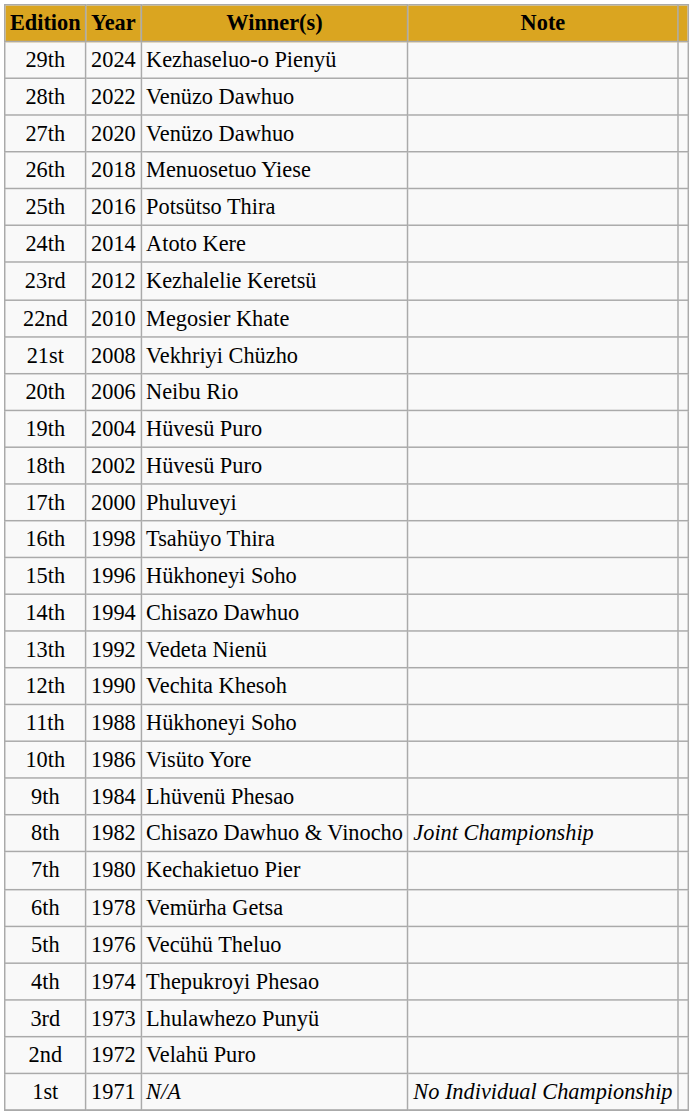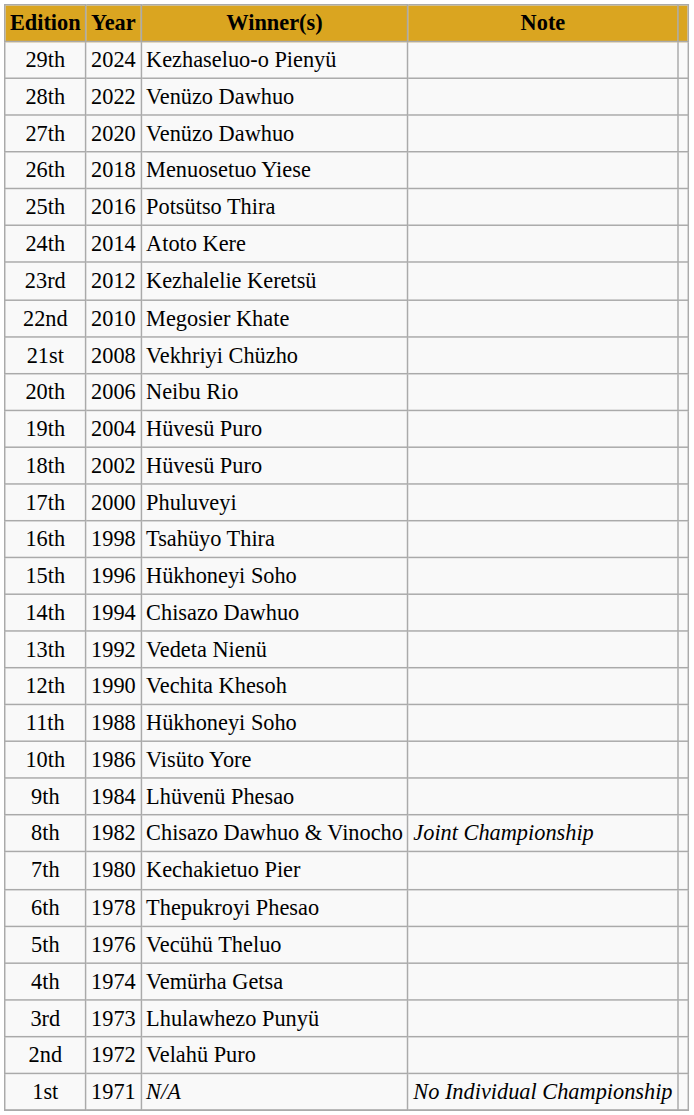(215, 907) Vemürha Getsa -> (233, 907) Thepukroyi Phesao
(233, 980) Thepukroyi Phesao -> (215, 980) Vemürha Getsa
